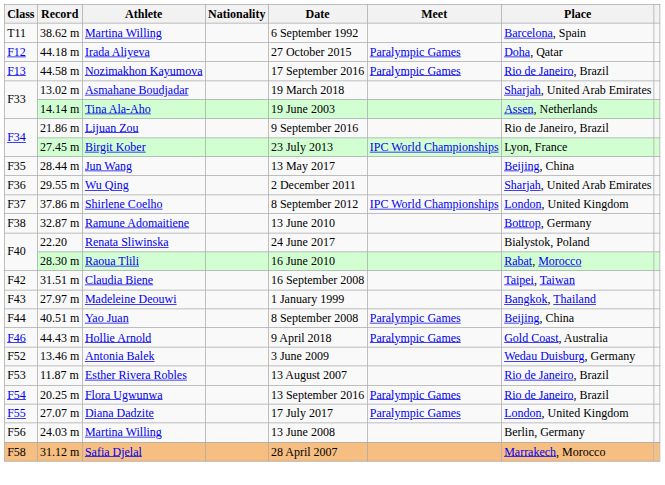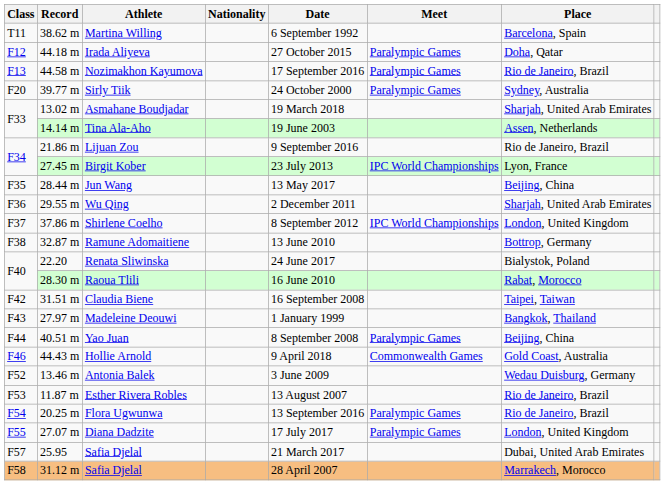+ row: (60, 90)
(415, 337) Paralympic Games -> (426, 356) Commonwealth Games
- row: (60, 432)
+ row: (54, 451)
